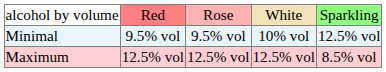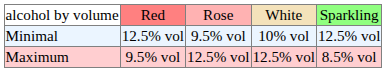(153, 36) 9.5% vol -> (153, 36) 12.5% vol
(153, 57) 12.5% vol -> (153, 57) 9.5% vol
